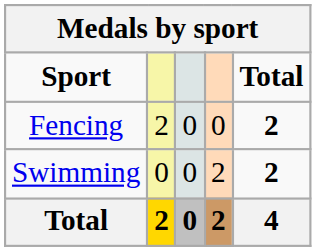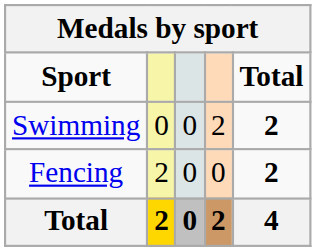rows swapped: (76, 124) <-> (76, 172)
